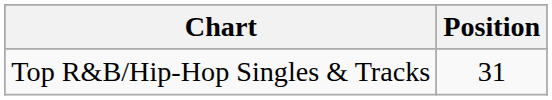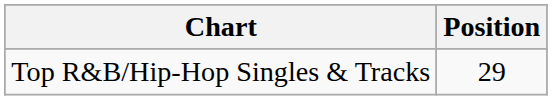(492, 71) 31 -> (492, 71) 29
